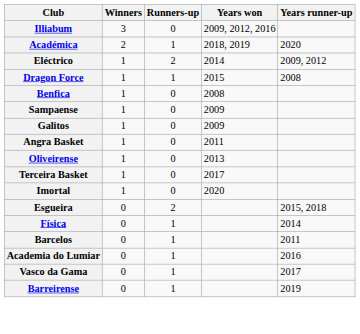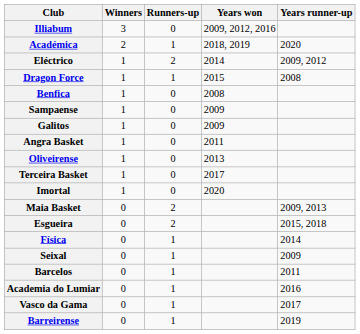+ row: (53, 207)
+ row: (53, 256)
